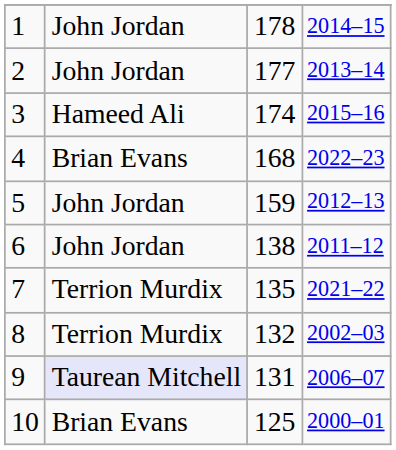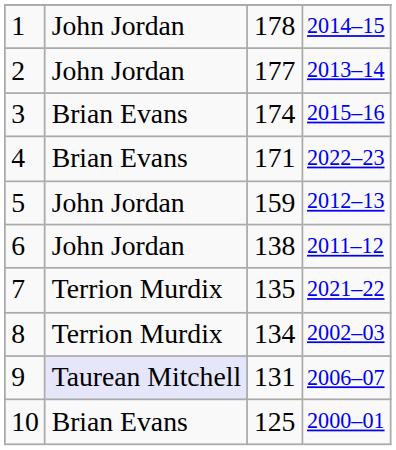(118, 114) Hameed Ali -> (120, 114) Brian Evans
(275, 158) 168 -> (275, 158) 171
(275, 333) 132 -> (275, 333) 134
